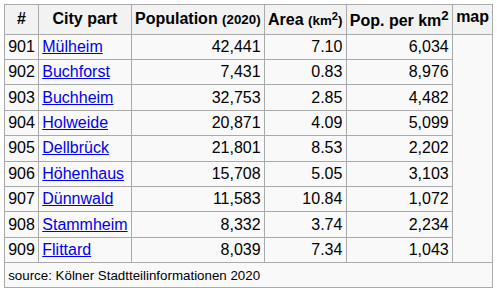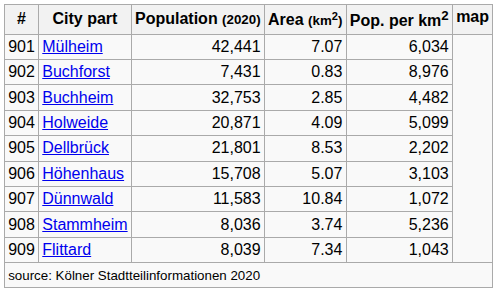(327, 46) 7.10 -> (327, 46) 7.07
(327, 173) 5.05 -> (327, 173) 5.07
(241, 224) 8,332 -> (241, 224) 8,036
(429, 224) 2,234 -> (429, 224) 5,236
